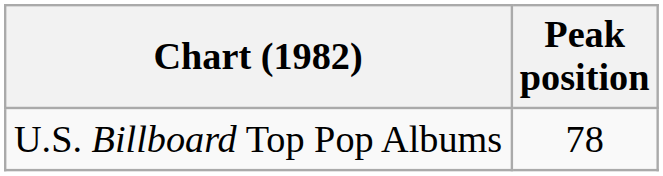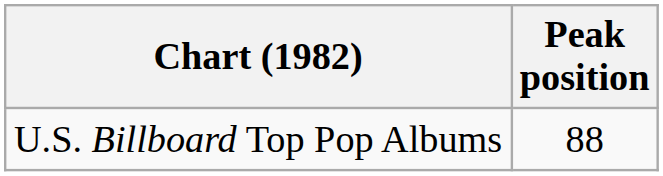(585, 138) 78 -> (585, 138) 88
